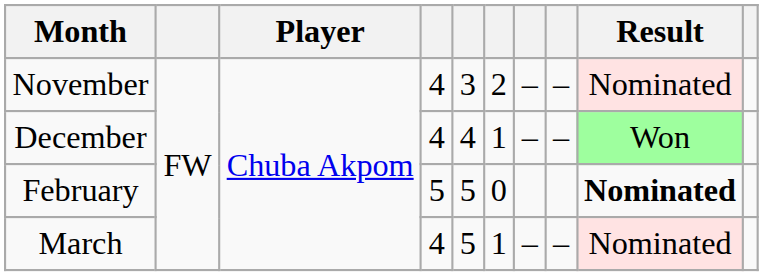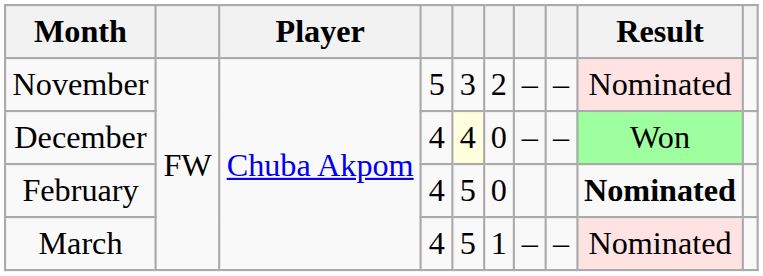(437, 84) 4 -> (437, 84) 5
(468, 137) no background -> (468, 137) lightyellow background
(499, 137) 1 -> (499, 137) 0
(437, 190) 5 -> (437, 190) 4
